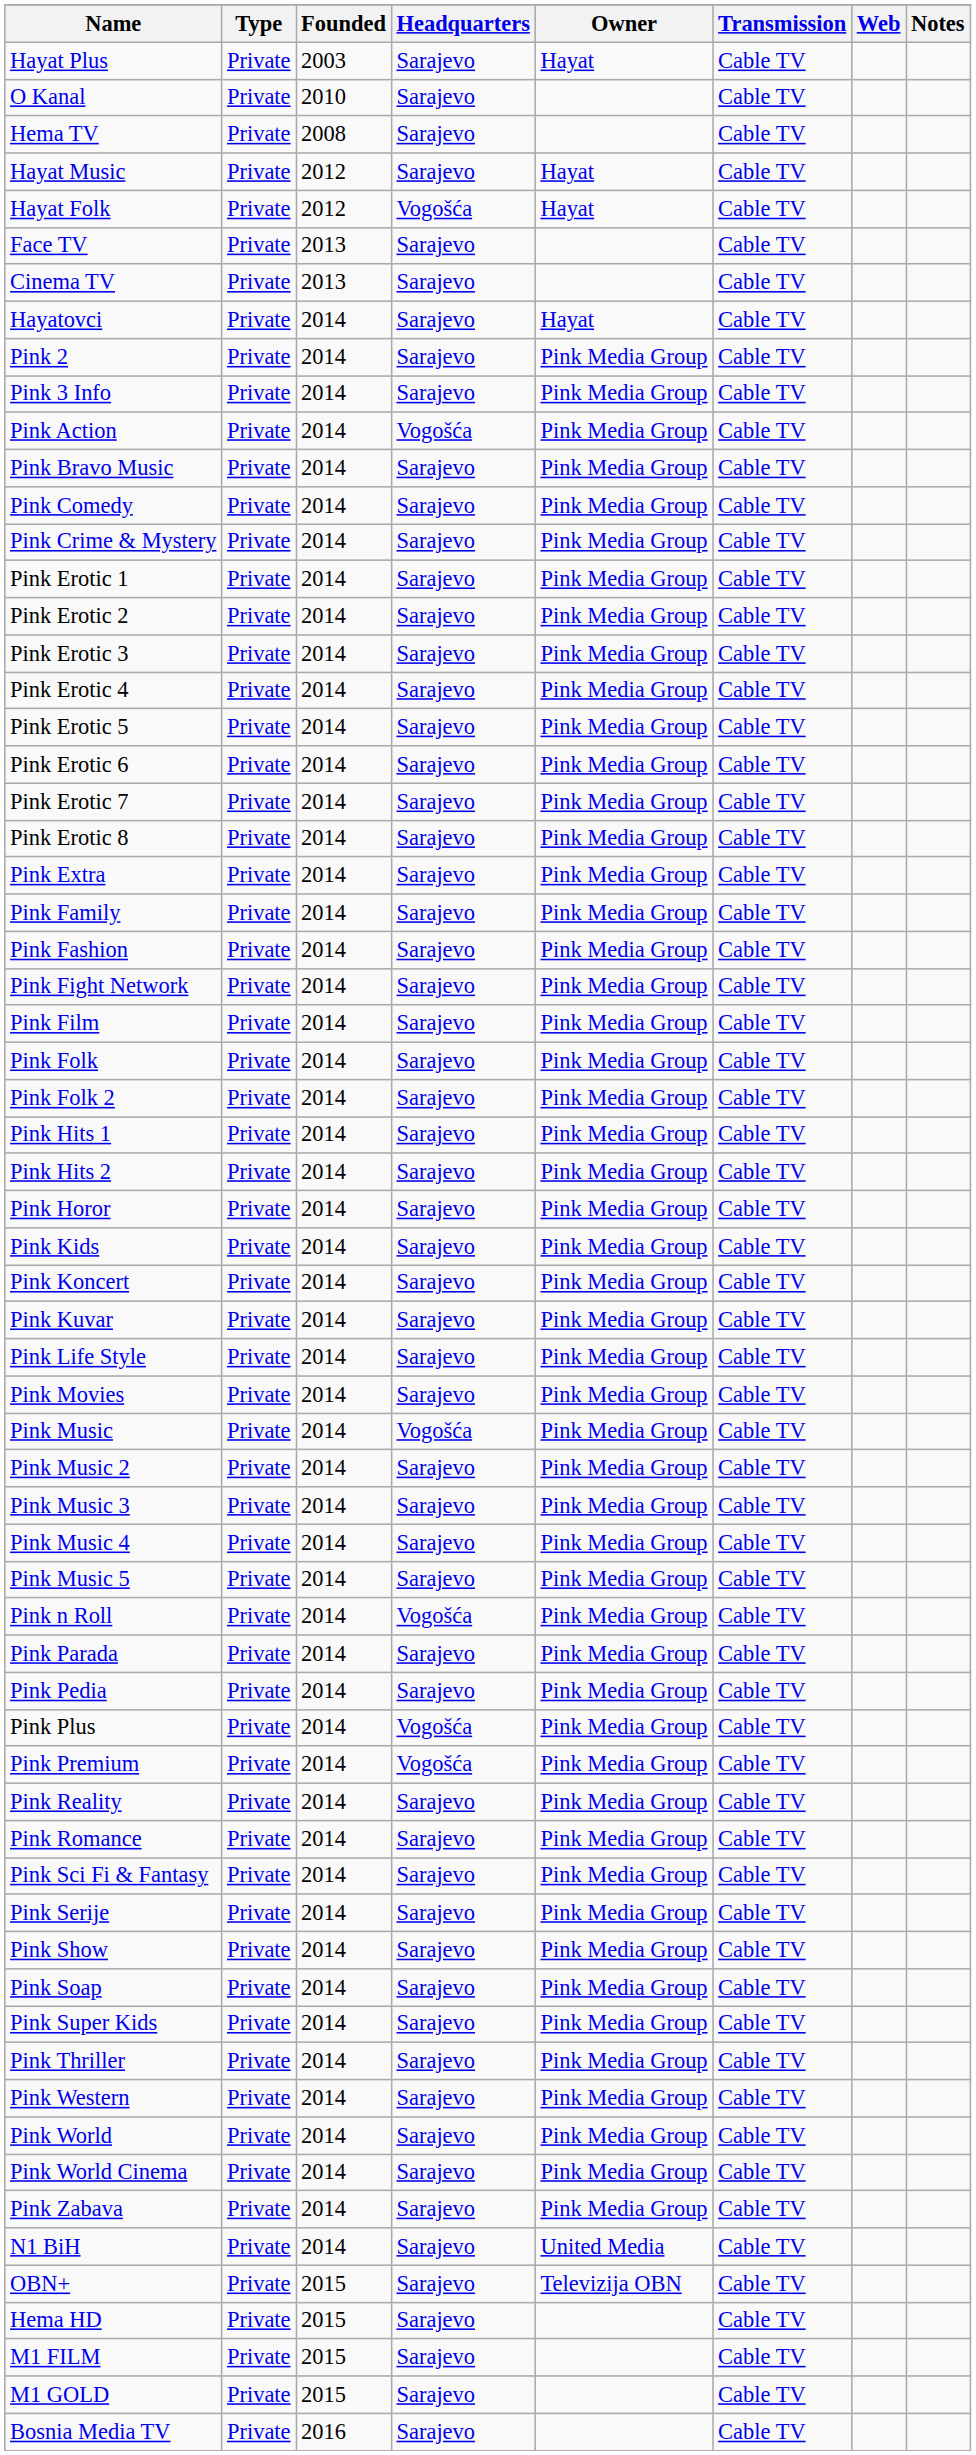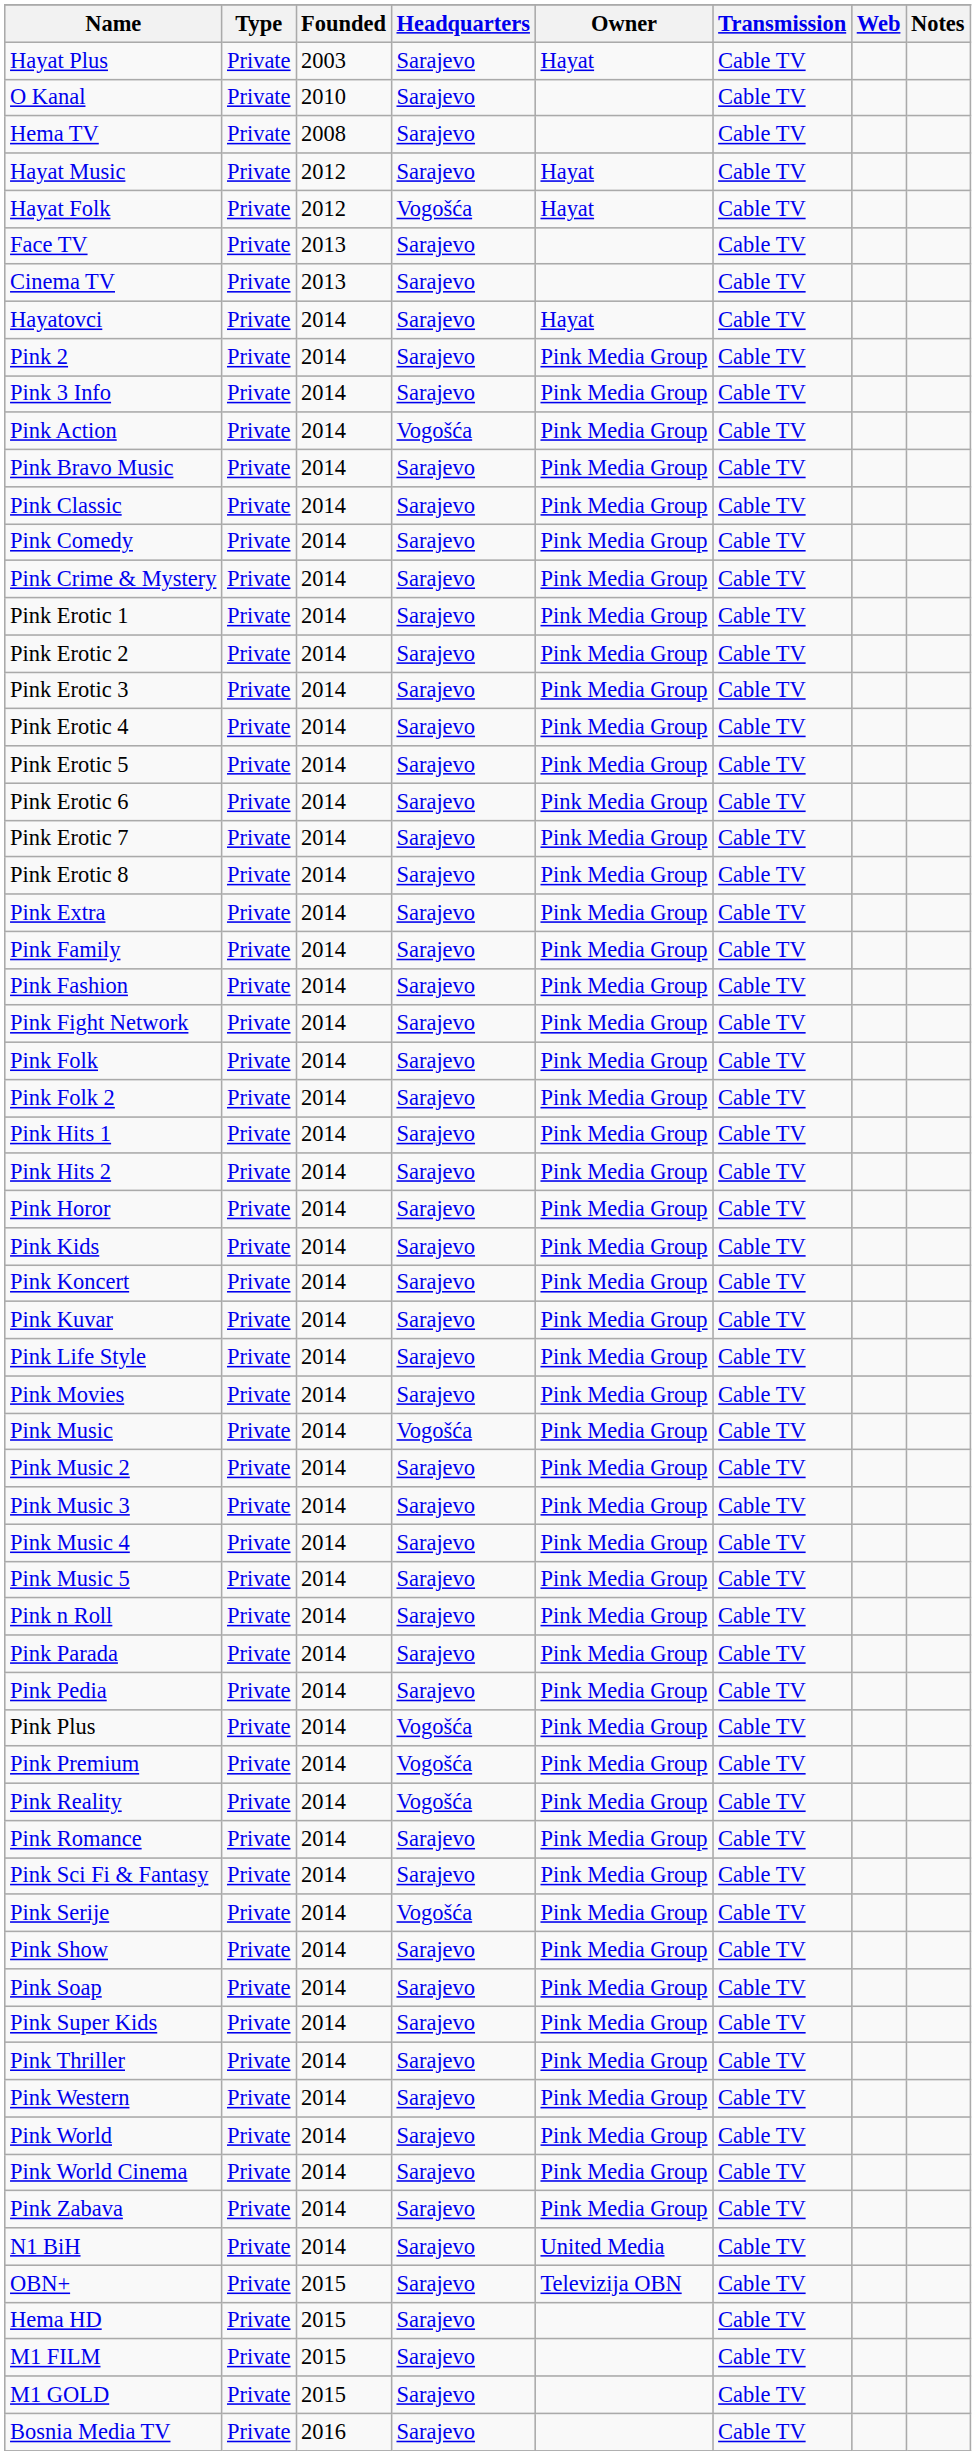+ row: (66, 505)
- row: (55, 1023)
(434, 1616) Vogošća -> (436, 1616) Sarajevo
(436, 1801) Sarajevo -> (434, 1801) Vogošća
(436, 1912) Sarajevo -> (434, 1912) Vogošća
